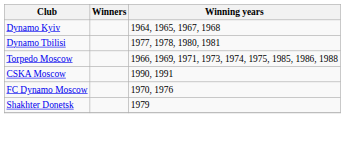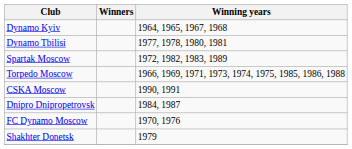+ row: (38, 59)
+ row: (51, 105)
